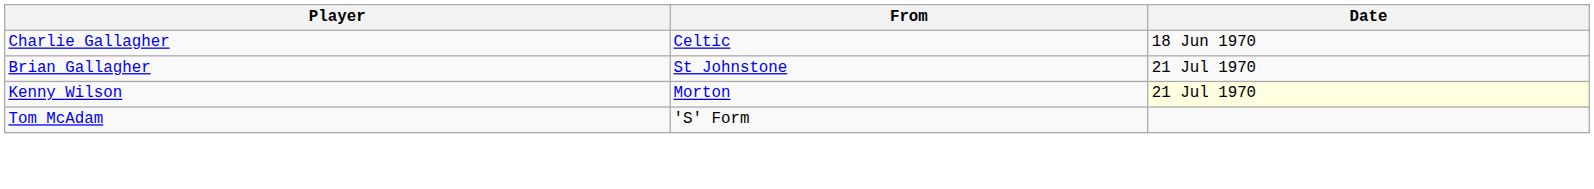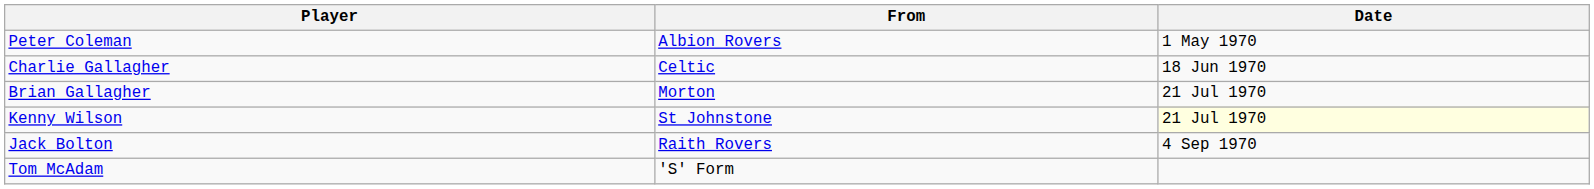+ row: (70, 43)
(730, 69) St Johnstone -> (687, 94) Morton
(702, 94) Morton -> (715, 120) St Johnstone
+ row: (61, 145)
